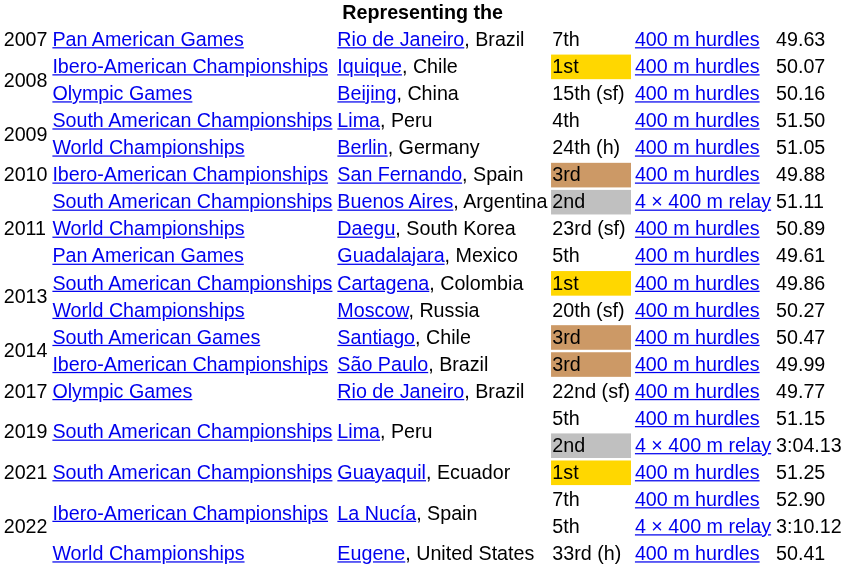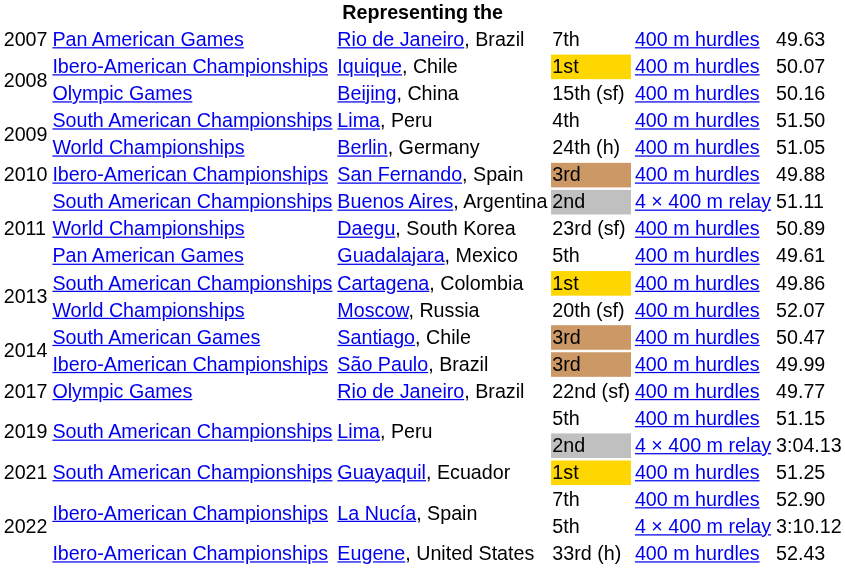(801, 310) 50.27 -> (801, 310) 52.07
(148, 553) World Championships -> (190, 553) Ibero-American Championships
(801, 553) 50.41 -> (801, 553) 52.43
